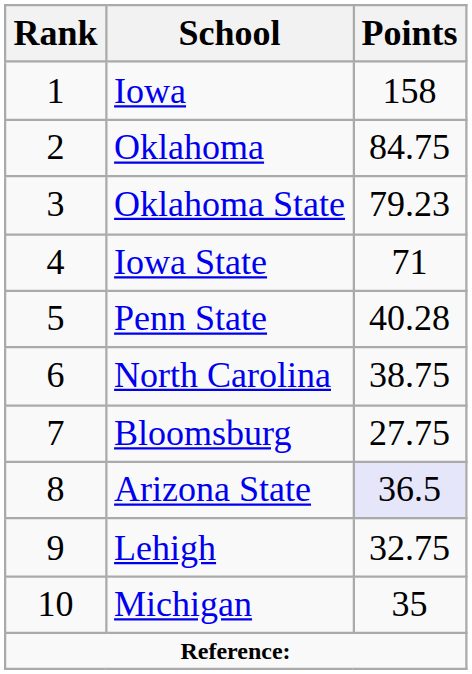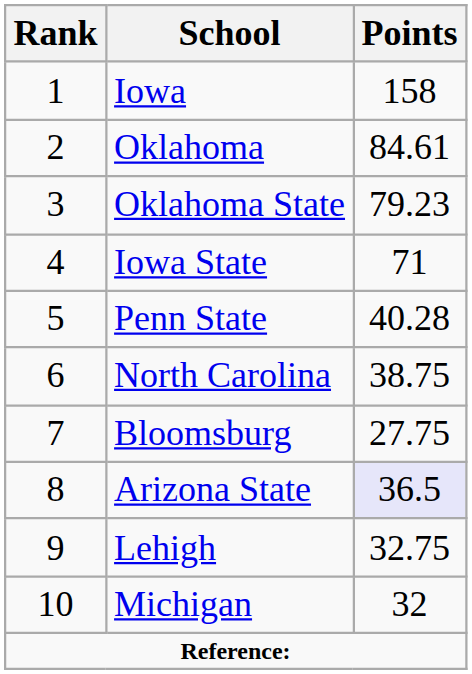(410, 147) 84.75 -> (410, 147) 84.61
(410, 603) 35 -> (410, 603) 32
